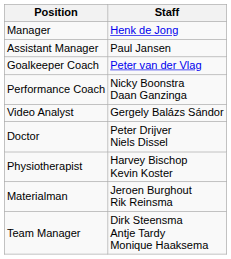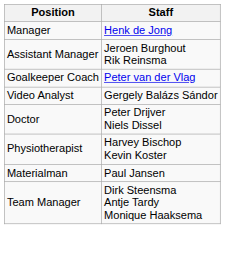(141, 48) Paul Jansen -> (145, 54) Jeroen Burghout Rik Reinsma
- row: (56, 89)
(151, 196) Jeroen Burghout Rik Reinsma -> (134, 173) Paul Jansen
